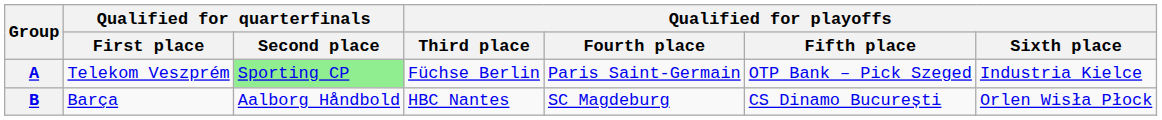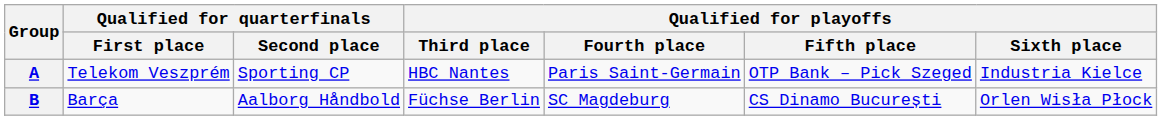(294, 74) lightgreen background -> (294, 74) no background
(474, 74) Füchse Berlin -> (459, 74) HBC Nantes
(459, 101) HBC Nantes -> (474, 101) Füchse Berlin
